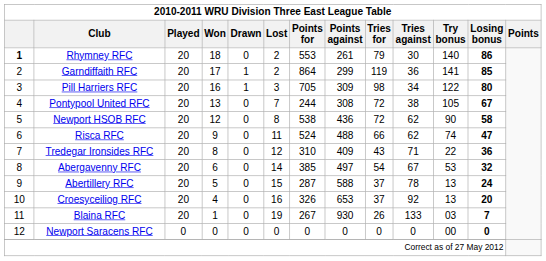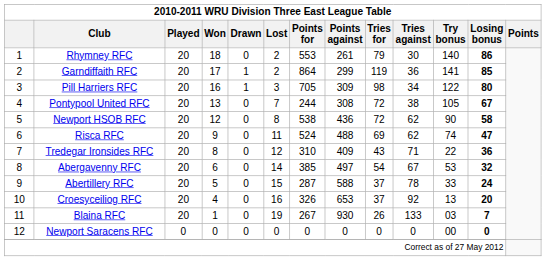(19, 55) bold -> (19, 55) normal
(379, 135) 66 -> (379, 135) 69
(451, 183) 13 -> (451, 183) 33
